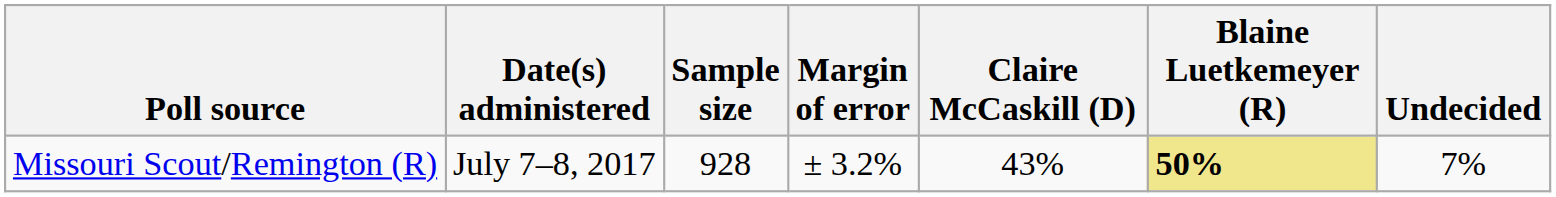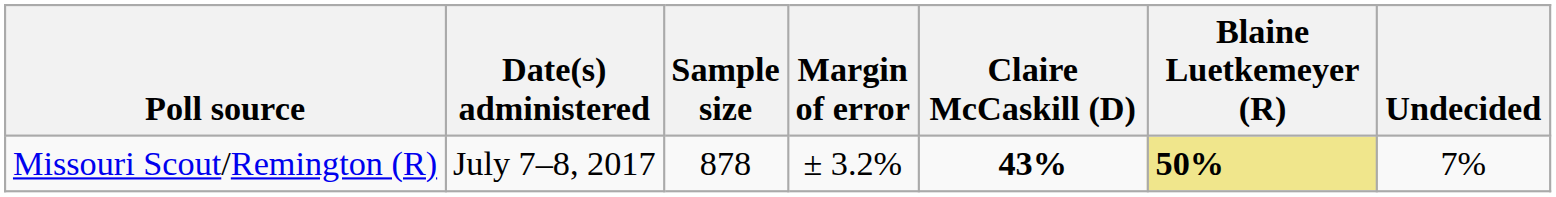(726, 162) 928 -> (726, 162) 878
(1033, 162) normal -> (1033, 162) bold
